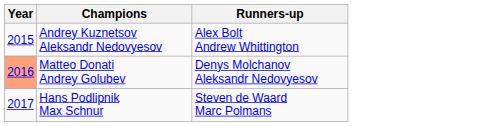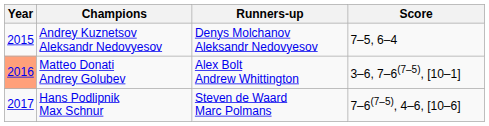+ column: (416, 14)
(247, 39) Alex Bolt Andrew Whittington -> (256, 39) Denys Molchanov Aleksandr Nedovyesov
(256, 72) Denys Molchanov Aleksandr Nedovyesov -> (247, 72) Alex Bolt Andrew Whittington
